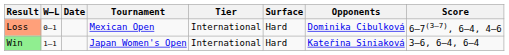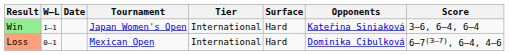rows swapped: (17, 27) <-> (15, 43)
